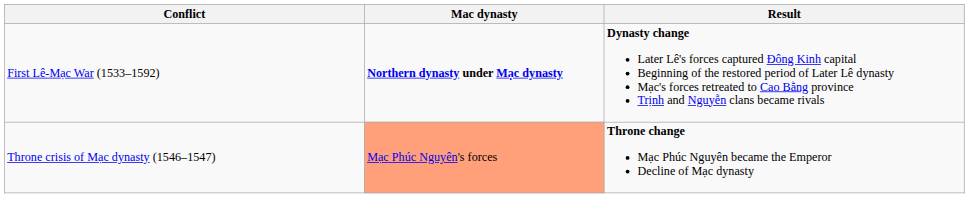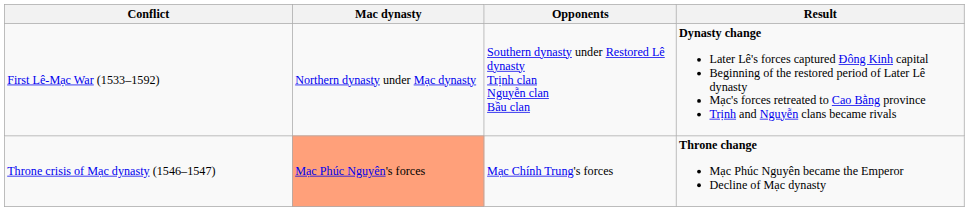+ column: (580, 14)
(465, 72) bold -> (386, 79) normal
